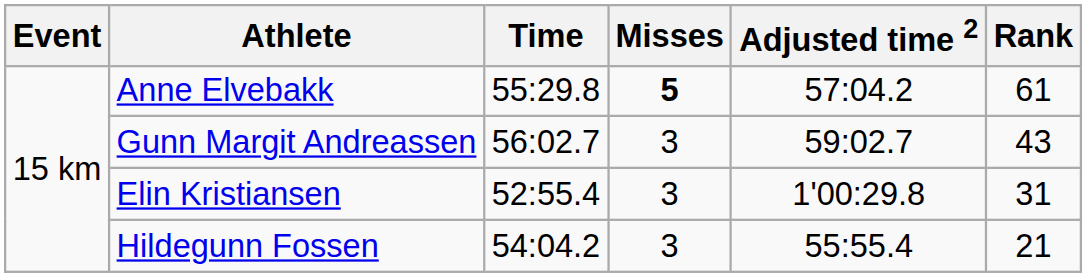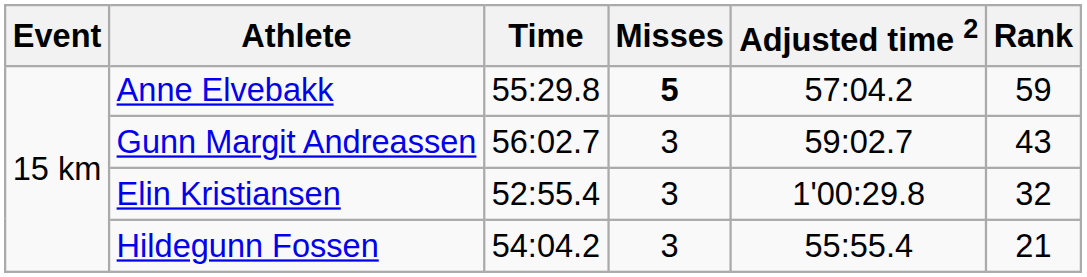(1033, 91) 61 -> (1033, 91) 59
(1033, 194) 31 -> (1033, 194) 32
